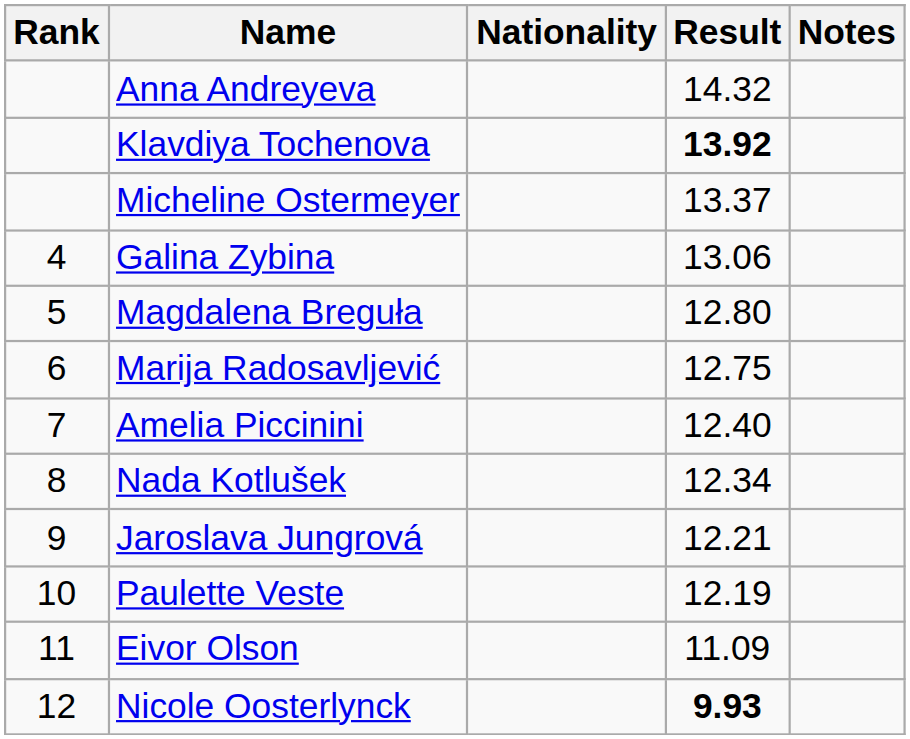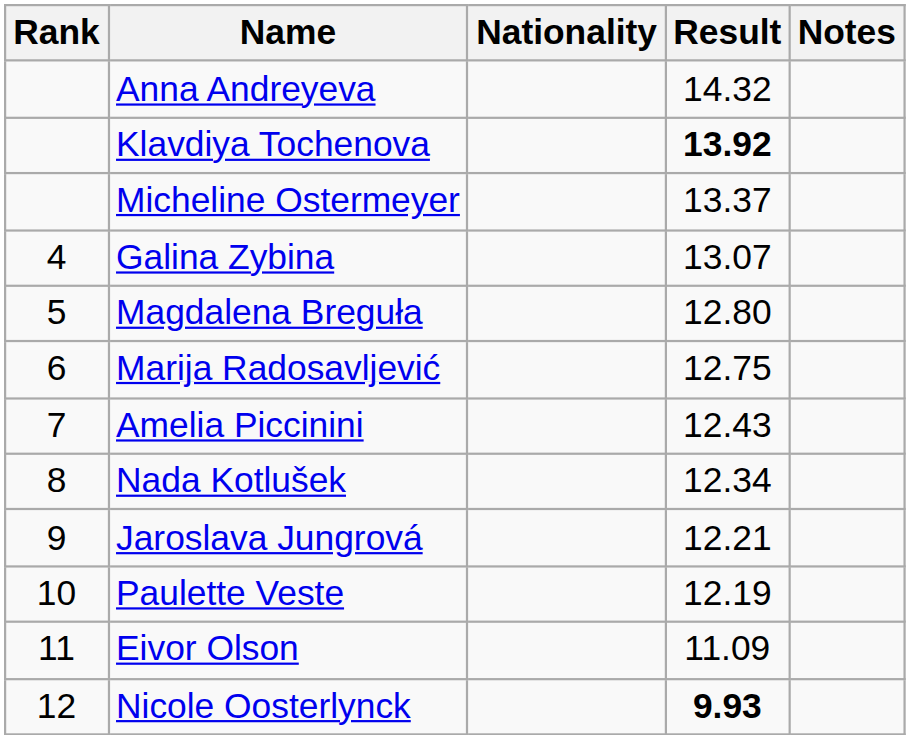(727, 256) 13.06 -> (727, 256) 13.07
(727, 425) 12.40 -> (727, 425) 12.43
